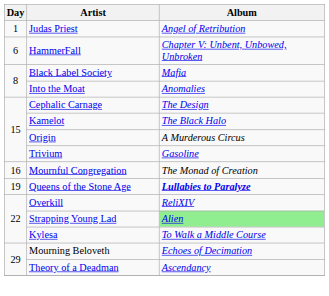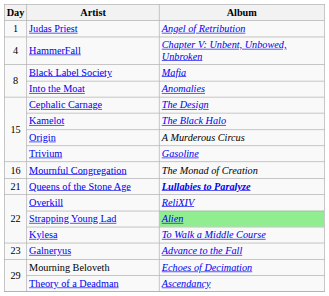(15, 50) 6 -> (15, 50) 4
(15, 186) 19 -> (15, 186) 21
+ row: (50, 251)
